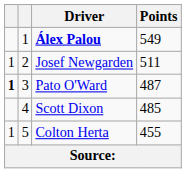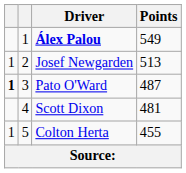(150, 62) 511 -> (150, 62) 513
(150, 109) 485 -> (150, 109) 481
